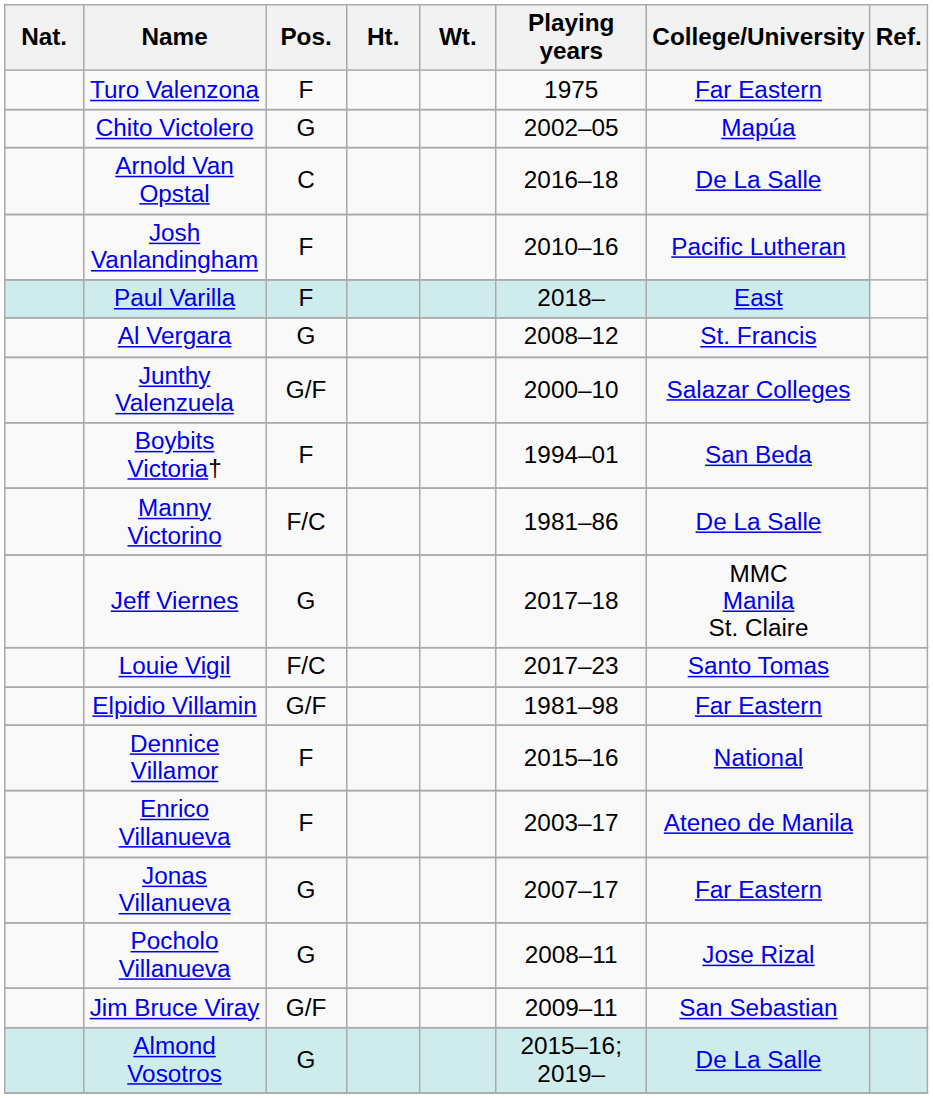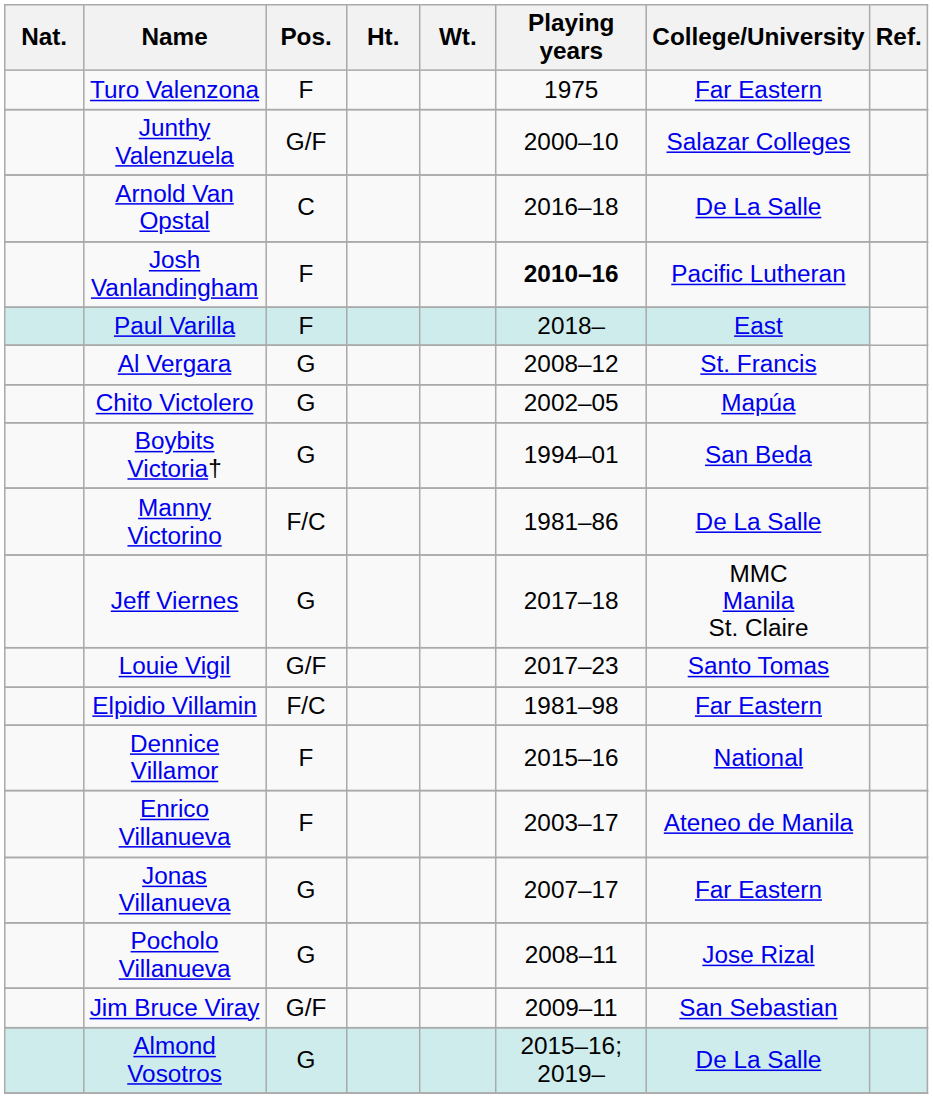rows swapped: (175, 389) <-> (175, 128)
(571, 246) normal -> (571, 273) bold
(306, 455) F -> (306, 455) G
(306, 666) F/C -> (306, 666) G/F
(306, 705) G/F -> (306, 705) F/C
